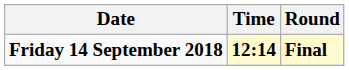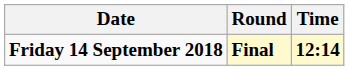columns swapped: (254, 19) <-> (312, 19)
